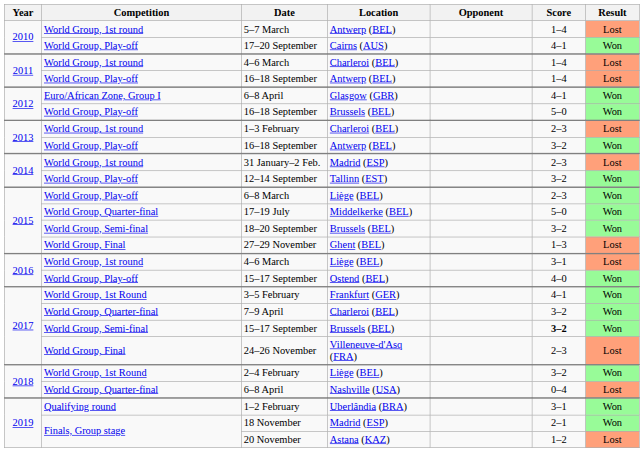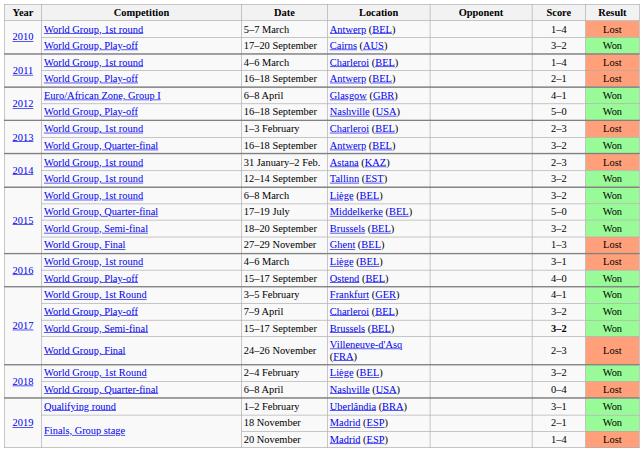(559, 45) 4–1 -> (559, 45) 3–2
(559, 79) 1–4 -> (559, 79) 2–1
(362, 112) Brussels (BEL) -> (365, 112) Nashville (USA)
(91, 145) World Group, Play-off -> (101, 145) World Group, Quarter-final
(359, 162) Madrid (ESP) -> (360, 162) Astana (KAZ)
(91, 178) World Group, Play-off -> (94, 178) World Group, 1st round
(91, 195) World Group, Play-off -> (94, 195) World Group, 1st round
(559, 195) 2–3 -> (559, 195) 3–2
(101, 311) World Group, Quarter-final -> (91, 311) World Group, Play-off
(360, 439) Astana (KAZ) -> (359, 439) Madrid (ESP)
(559, 439) 1–2 -> (559, 439) 1–4
